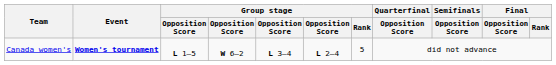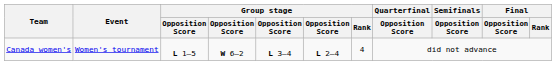(117, 49) bold -> (117, 49) normal
(362, 49) 5 -> (362, 49) 4
